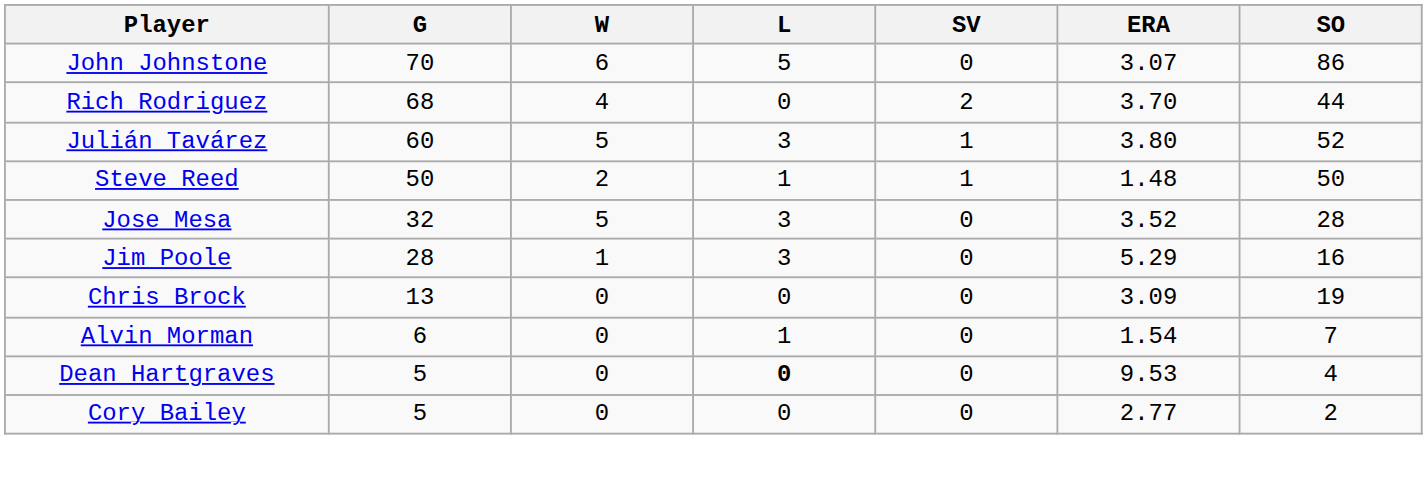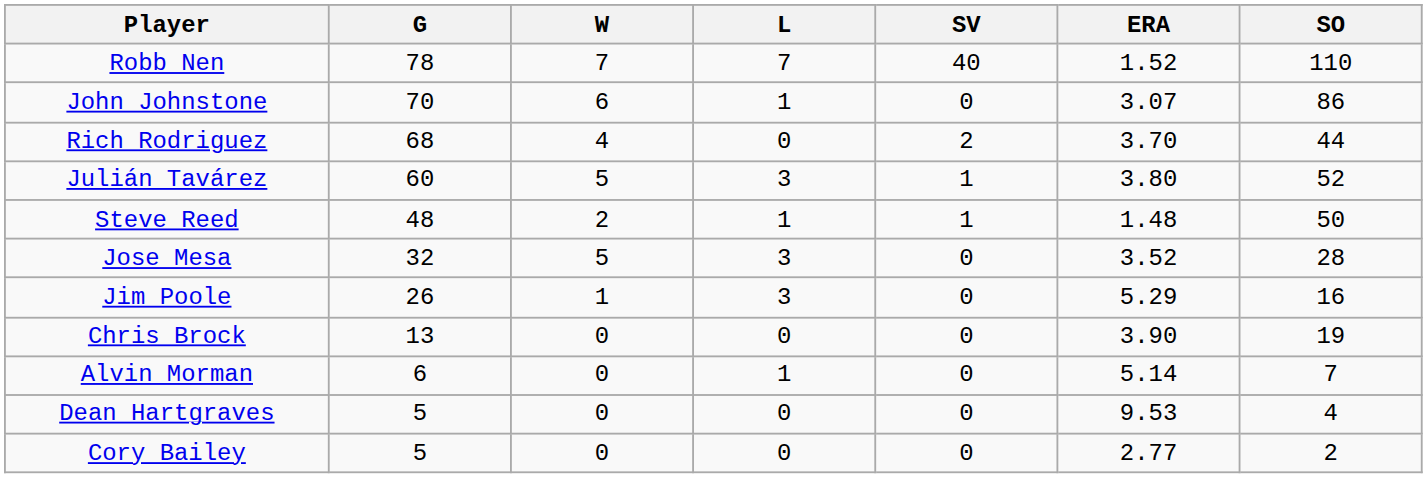+ row: (167, 63)
(784, 63) 5 -> (784, 102) 1
(420, 180) 50 -> (420, 219) 48
(420, 258) 28 -> (420, 297) 26
(1149, 297) 3.09 -> (1149, 336) 3.90
(1149, 336) 1.54 -> (1149, 375) 5.14
(784, 375) bold -> (784, 414) normal
